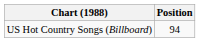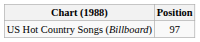(175, 29) 94 -> (175, 29) 97
